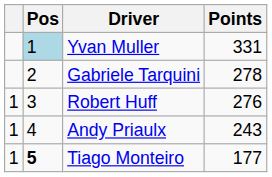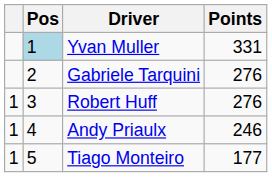(247, 75) 278 -> (247, 75) 276
(247, 130) 243 -> (247, 130) 246
(32, 158) bold -> (32, 158) normal
